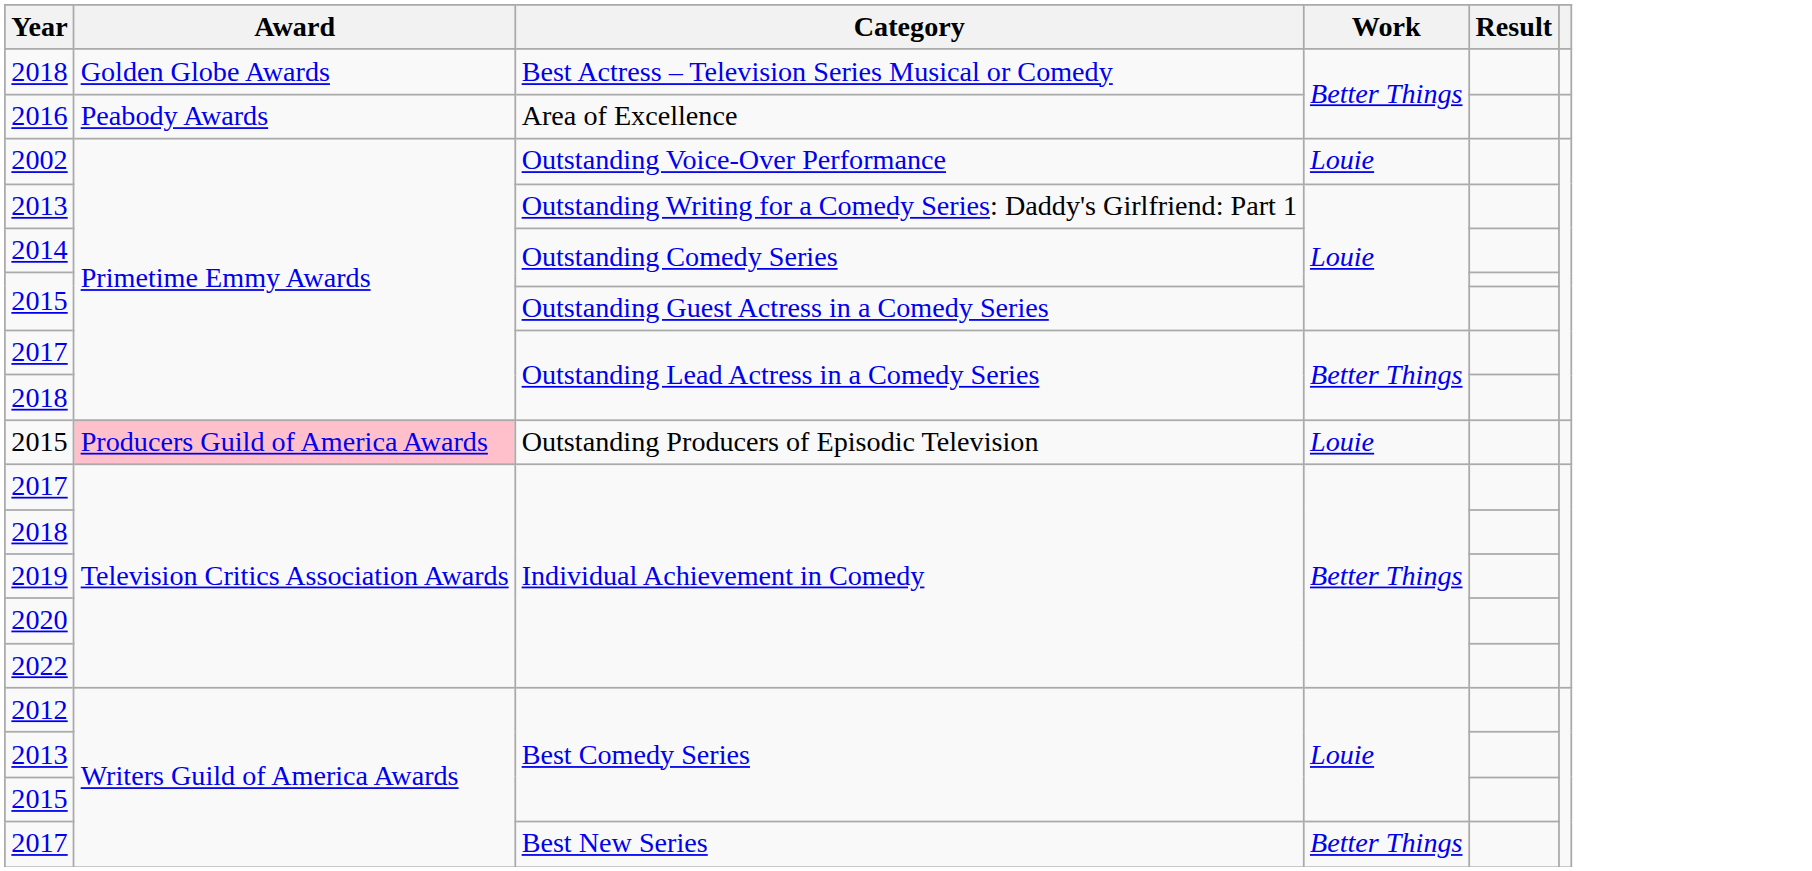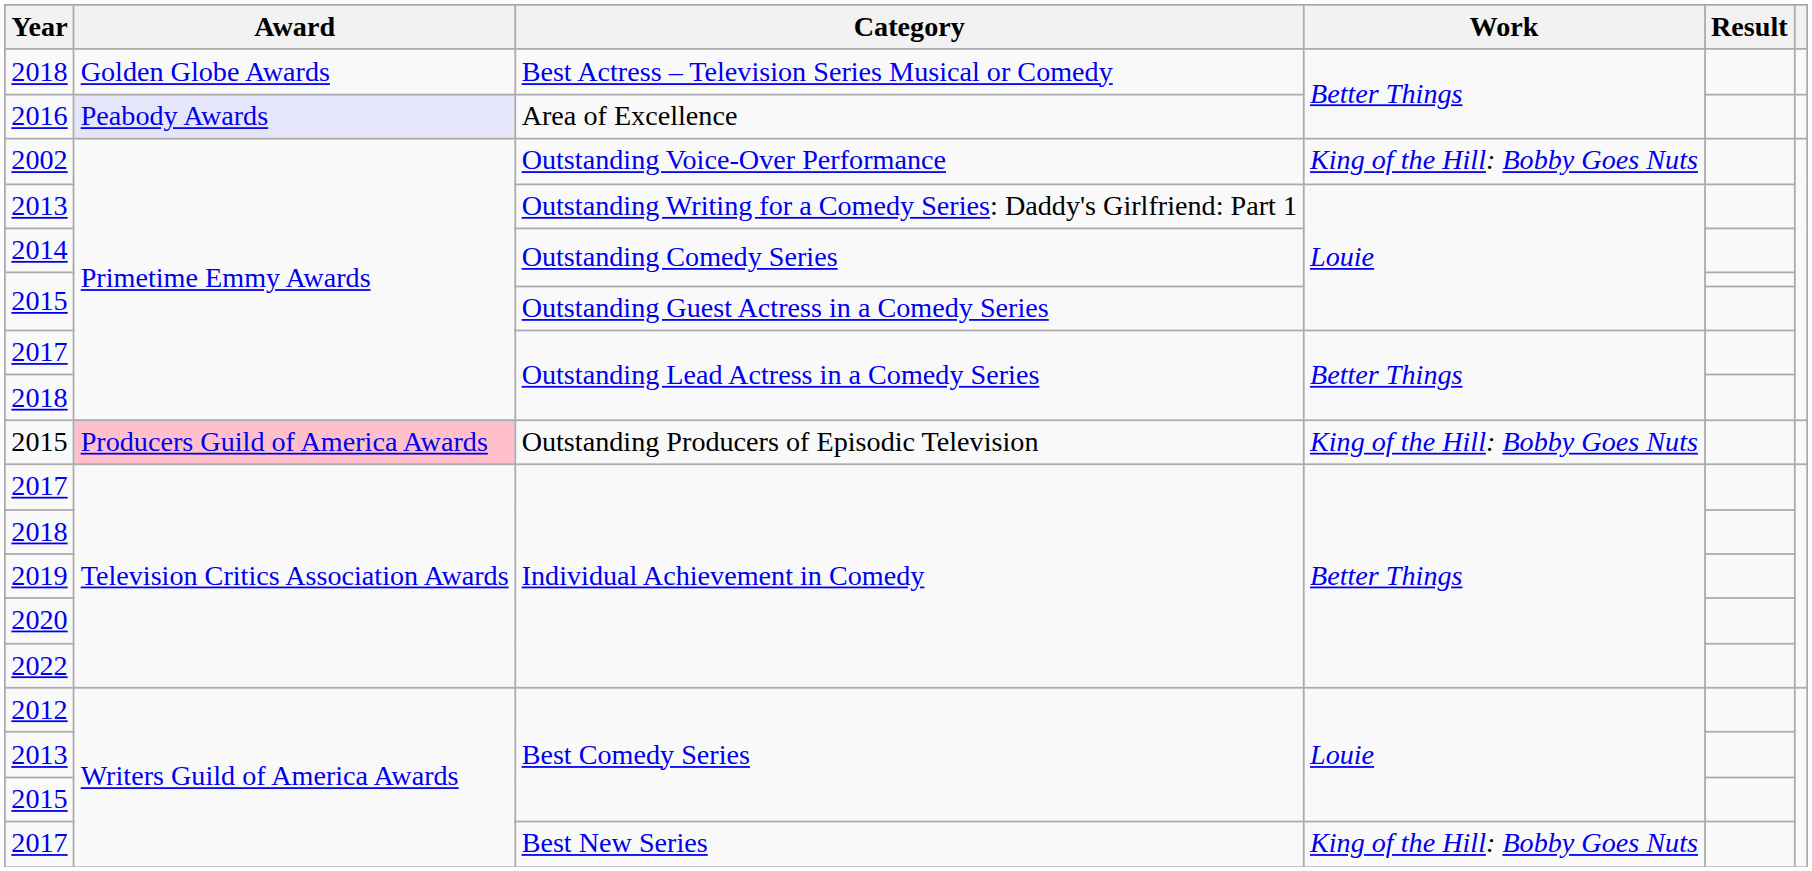(174, 116) no background -> (174, 116) lavender background
(1342, 160) Louie -> (1504, 160) King of the Hill: Bobby Goes Nuts
(1342, 441) Louie -> (1504, 441) King of the Hill: Bobby Goes Nuts
(1386, 843) Better Things -> (1504, 843) King of the Hill: Bobby Goes Nuts
